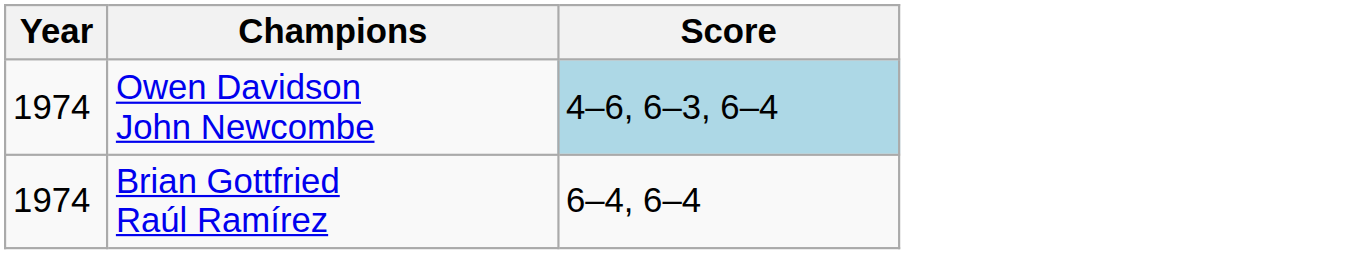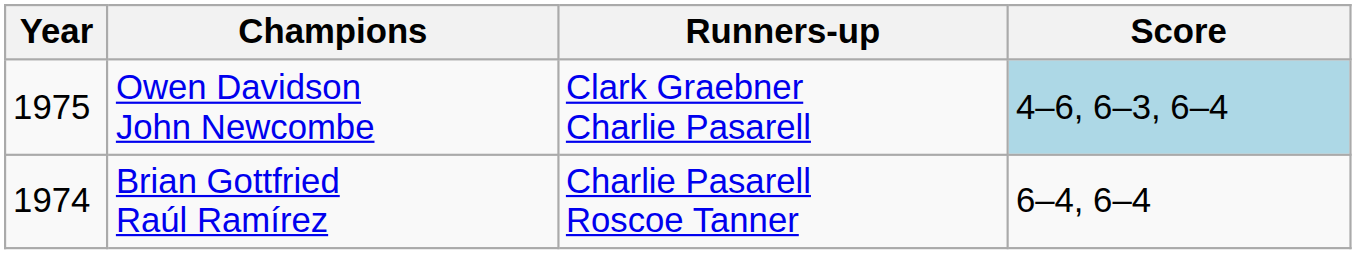+ column: (783, 32)
(52, 106) 1974 -> (52, 106) 1975
